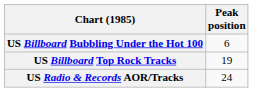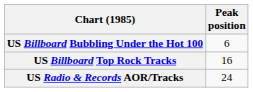(227, 60) 19 -> (227, 60) 16
